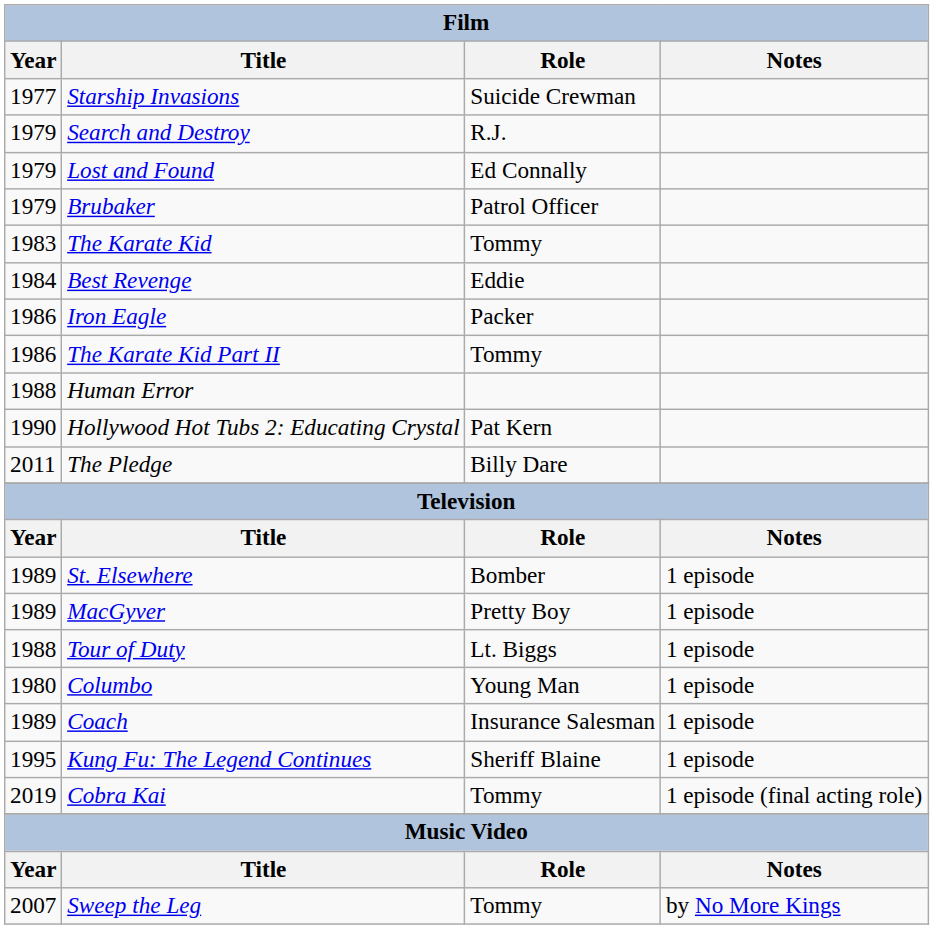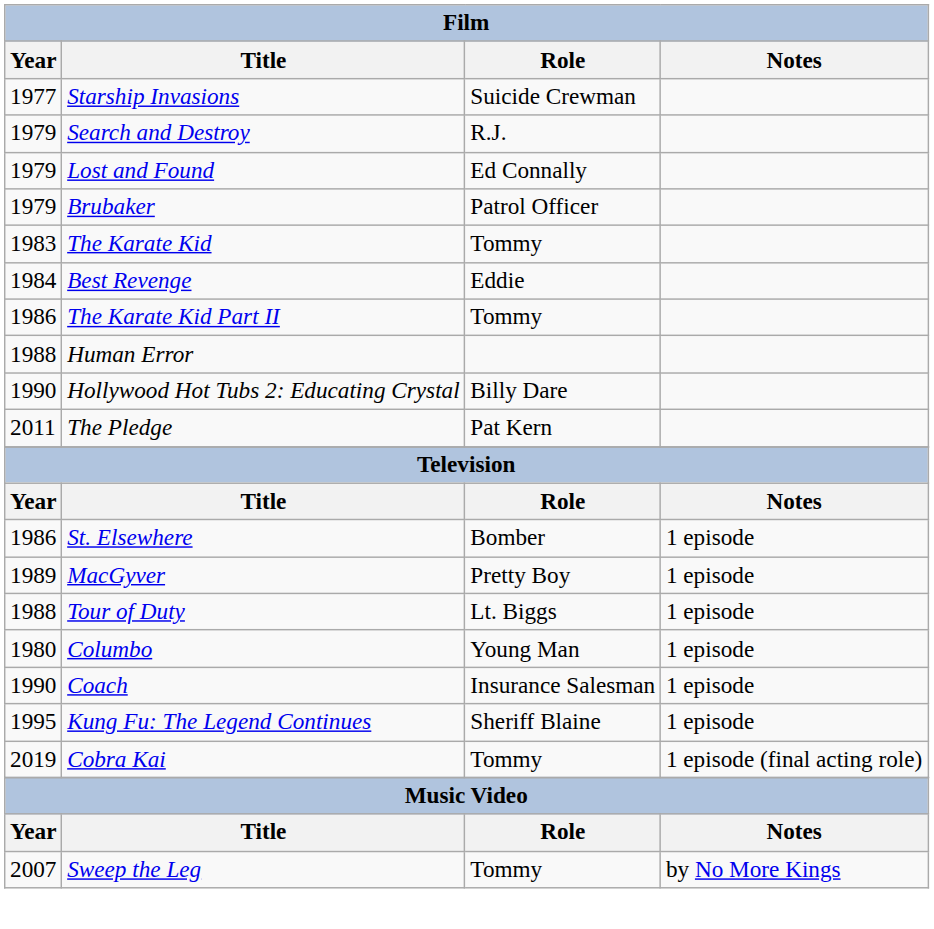- row: (117, 317)
(511, 427) Pat Kern -> (519, 390) Billy Dare
(519, 464) Billy Dare -> (511, 427) Pat Kern
(33, 574) 1989 -> (33, 538) 1986
(33, 721) 1989 -> (33, 685) 1990
